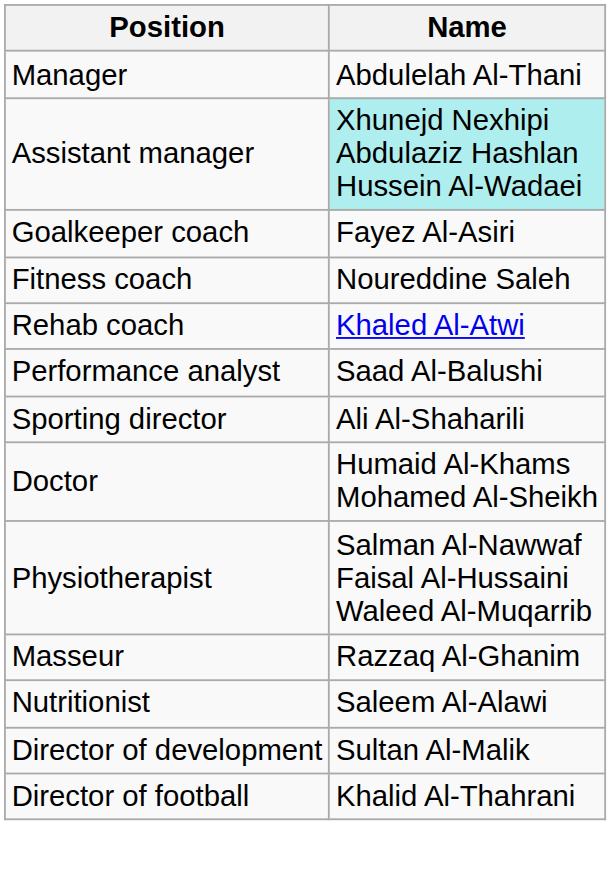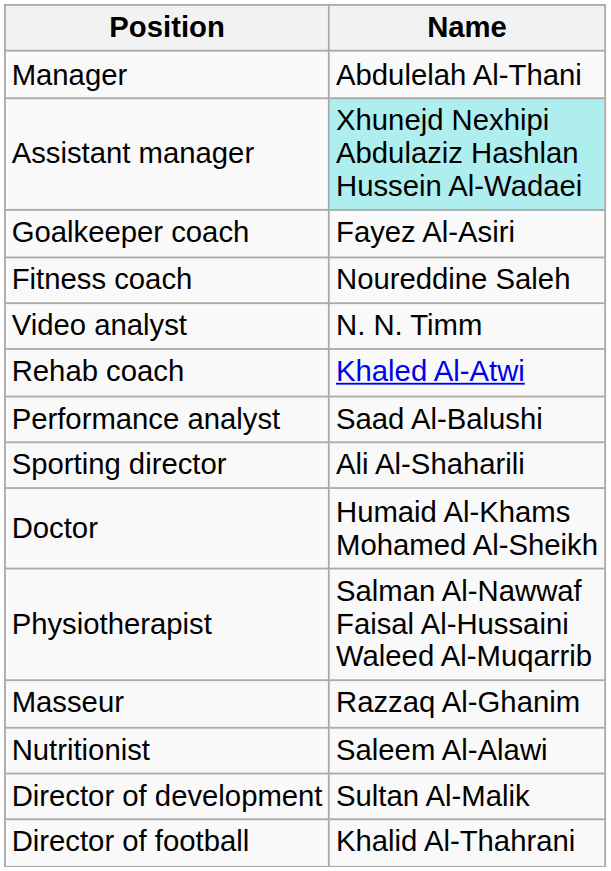+ row: (99, 325)
